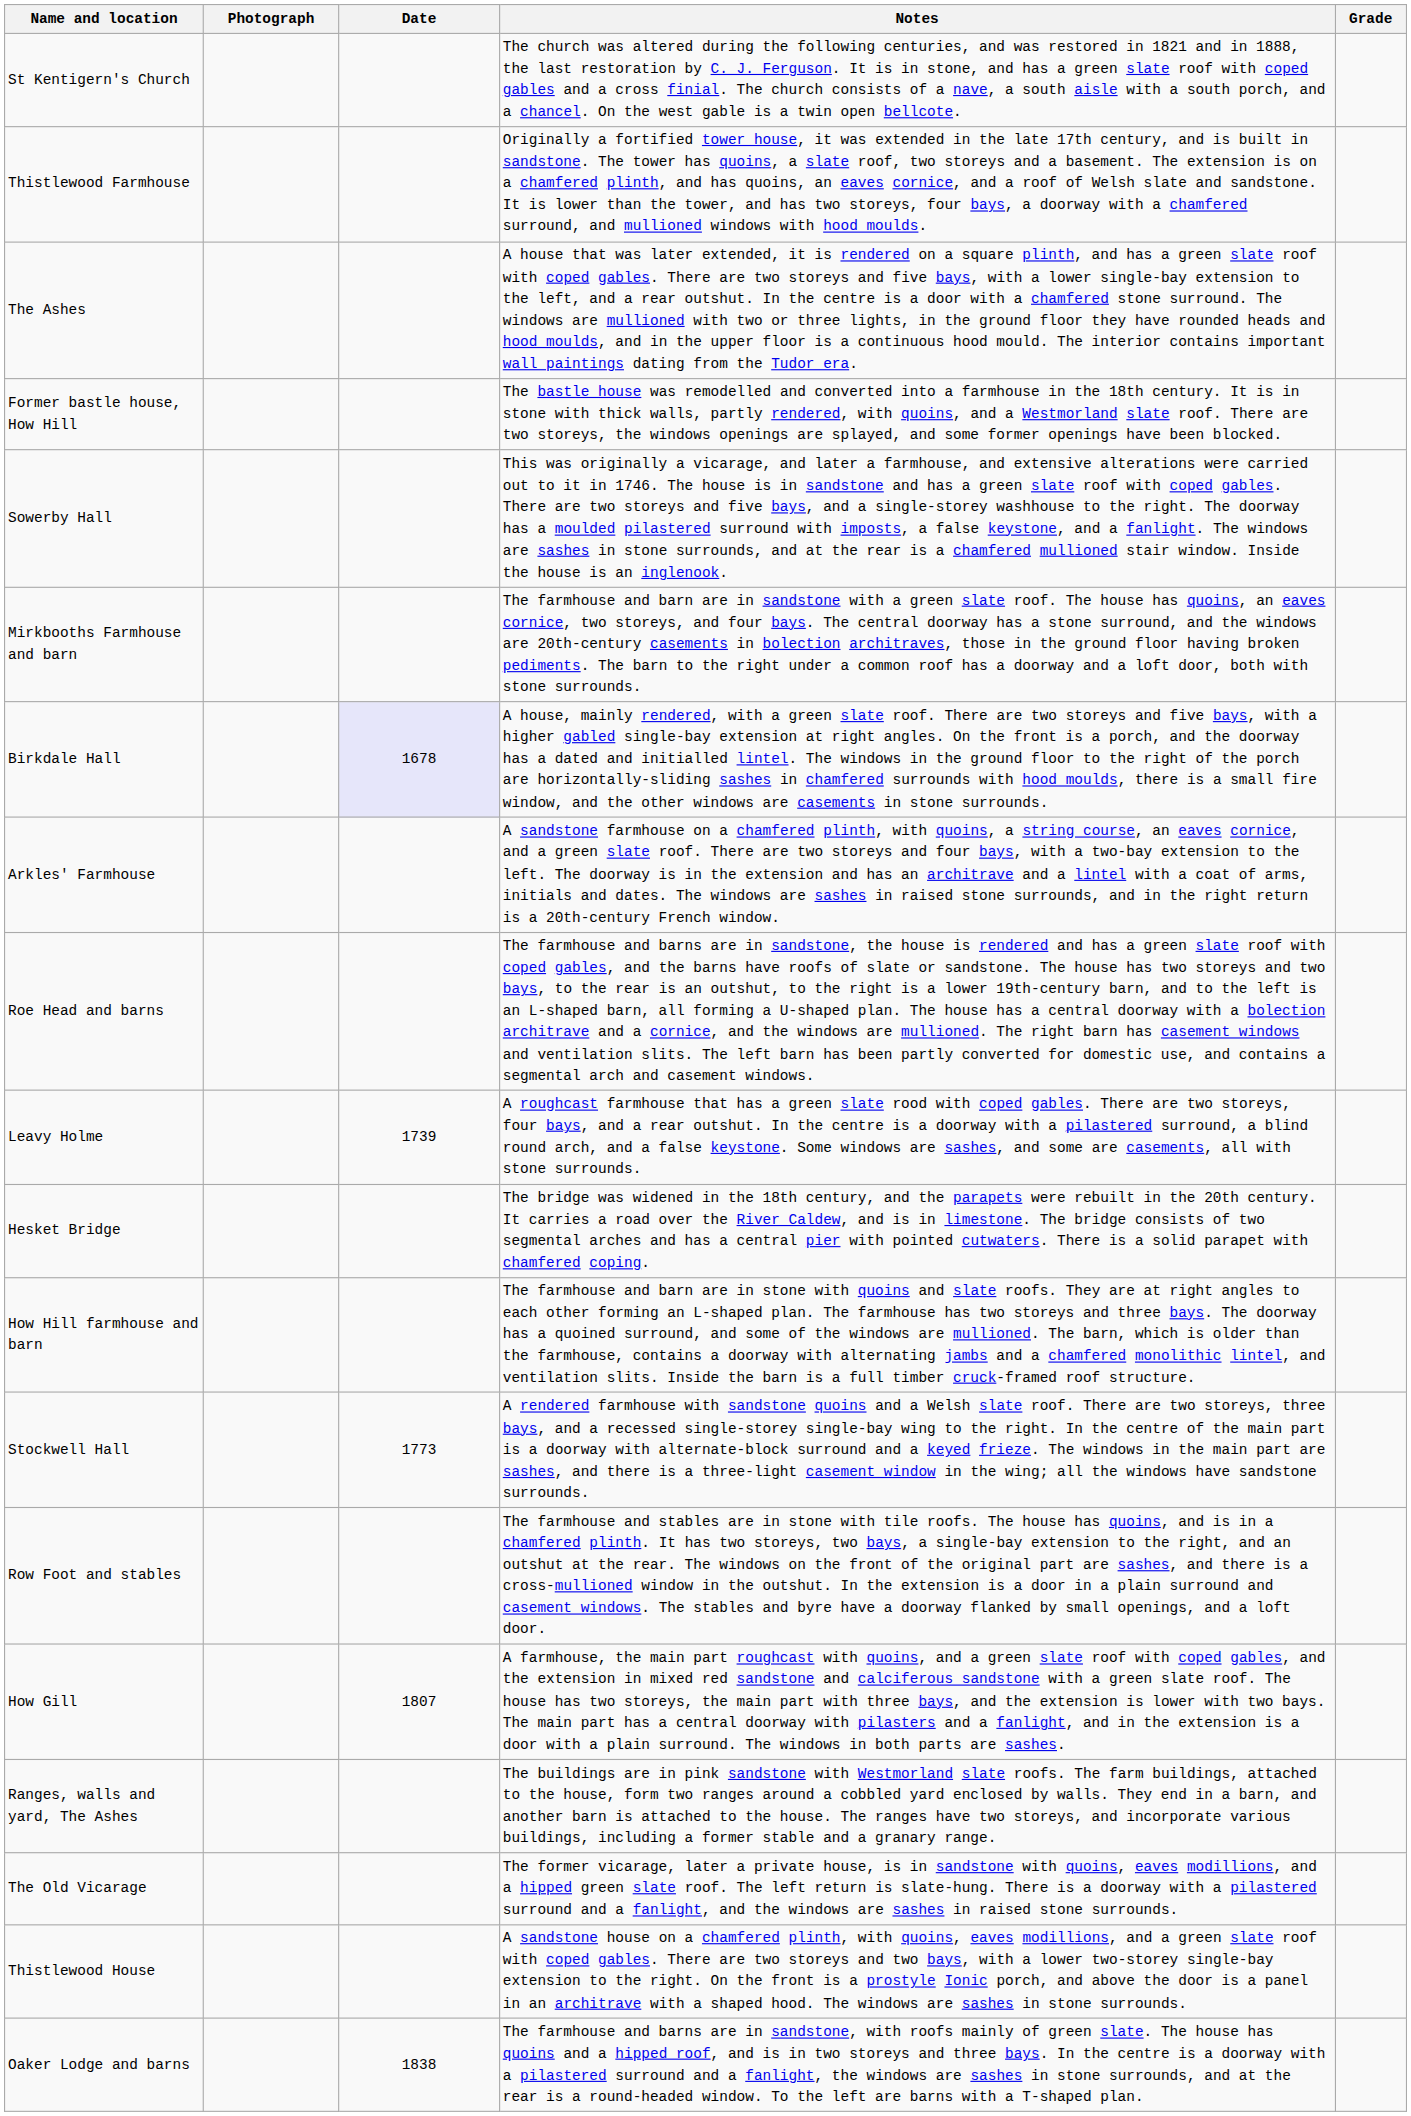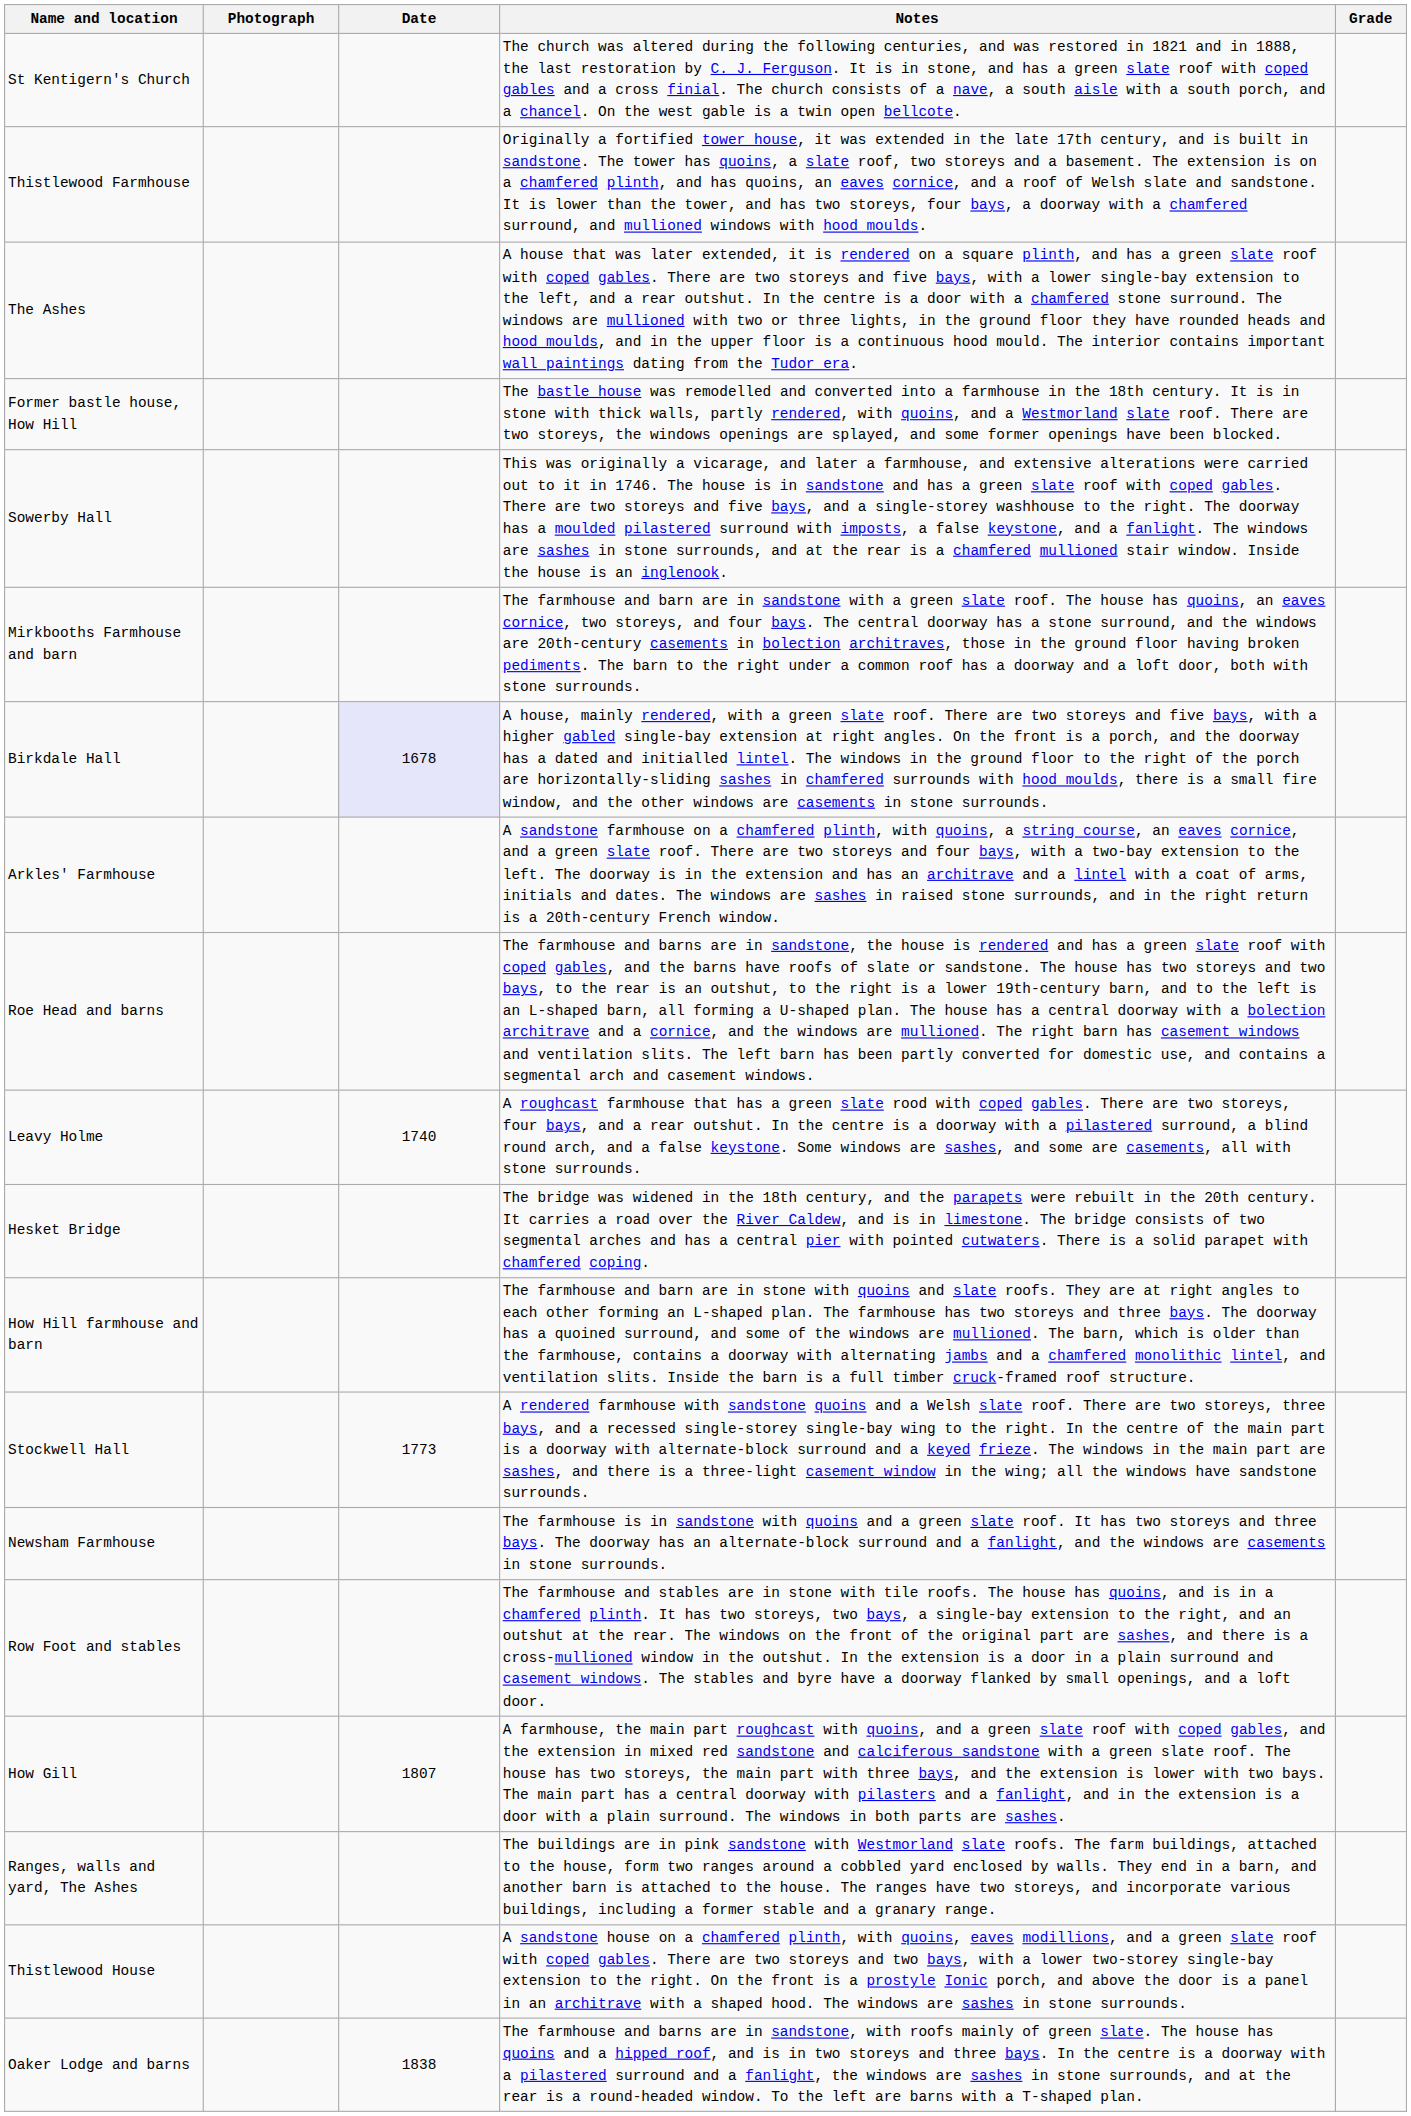(419, 1137) 1739 -> (419, 1137) 1740
+ row: (82, 1543)
- row: (77, 1889)
